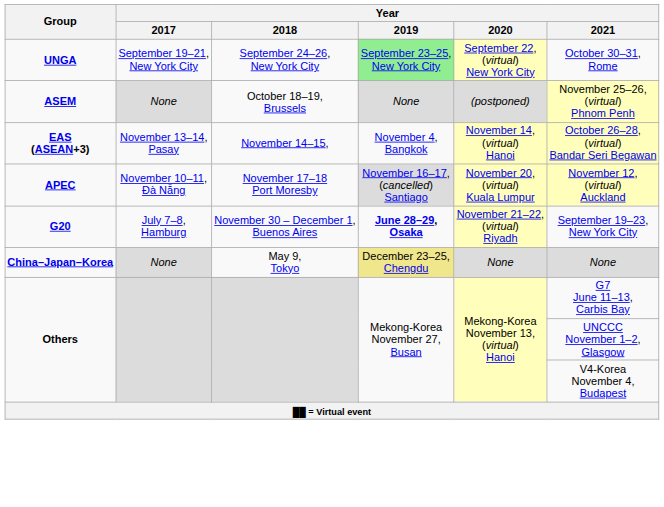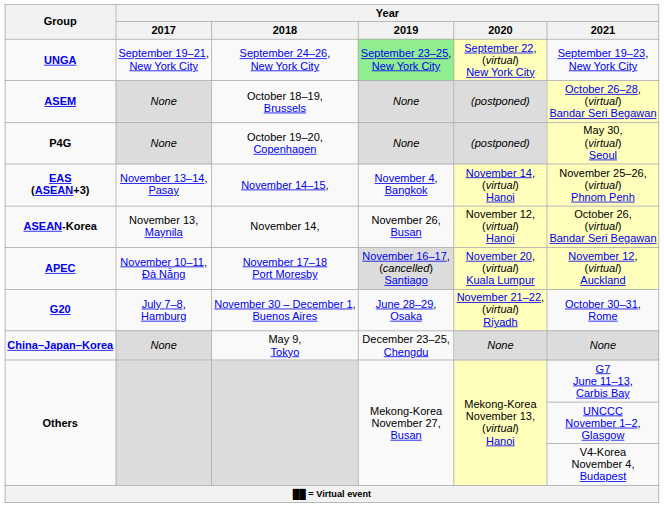(603, 60) October 30–31, Rome -> (603, 60) September 19–23, New York City
(603, 101) November 25–26, (virtual) Phnom Penh -> (603, 101) October 26–28, (virtual) Bandar Seri Begawan
+ row: (60, 143)
(603, 143) October 26–28, (virtual) Bandar Seri Begawan -> (603, 185) November 25–26, (virtual) Phnom Penh
+ row: (60, 226)
(406, 226) bold -> (406, 310) normal
(603, 226) September 19–23, New York City -> (603, 310) October 30–31, Rome
(406, 262) khaki background -> (406, 345) no background
